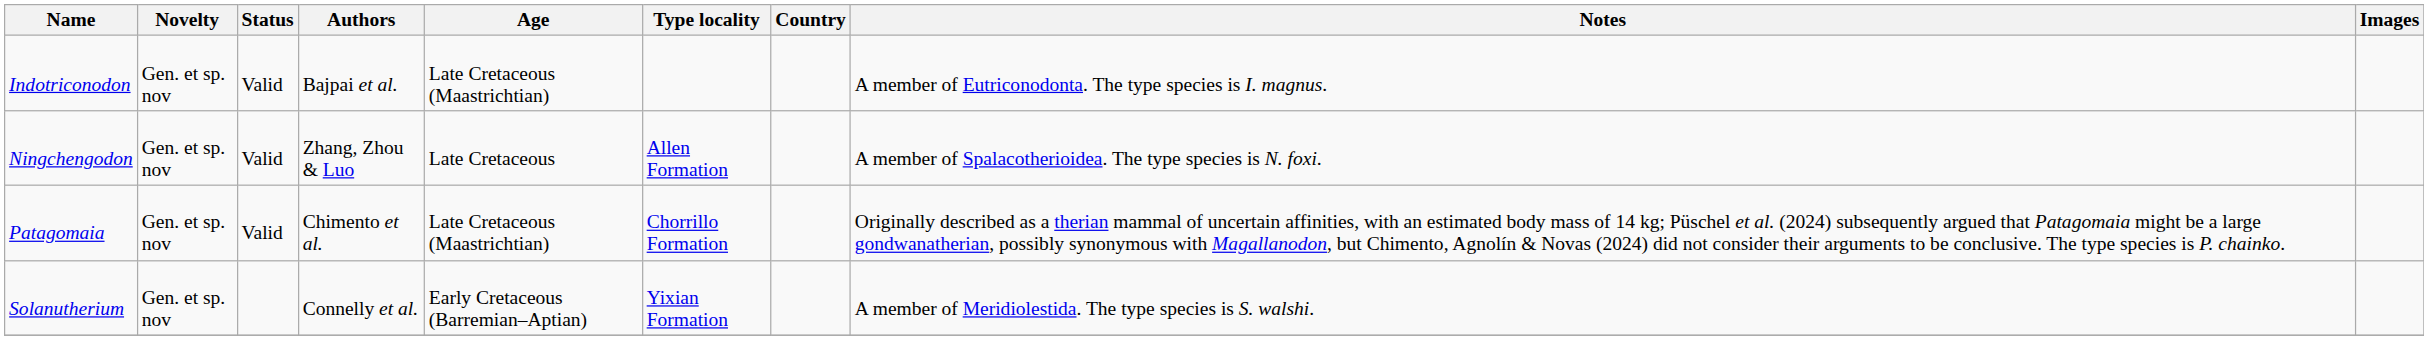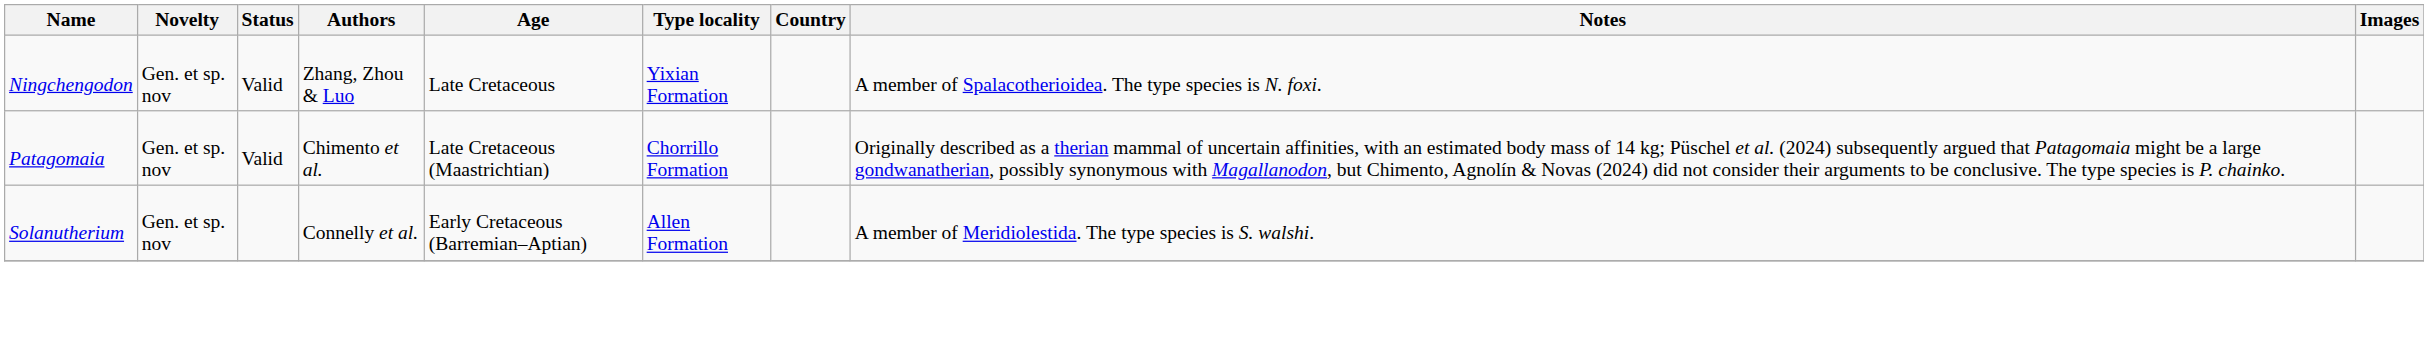- row: (70, 83)
(687, 158) Allen Formation -> (687, 83) Yixian Formation
(687, 308) Yixian Formation -> (687, 233) Allen Formation
